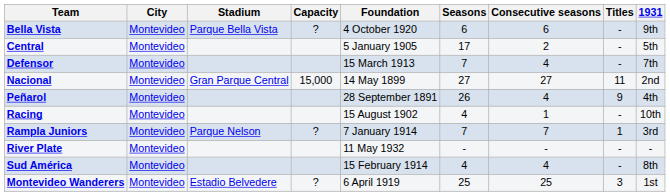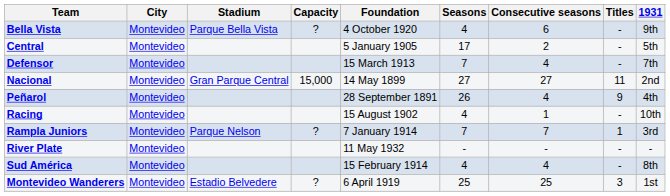(464, 30) 6 -> (464, 30) 4
